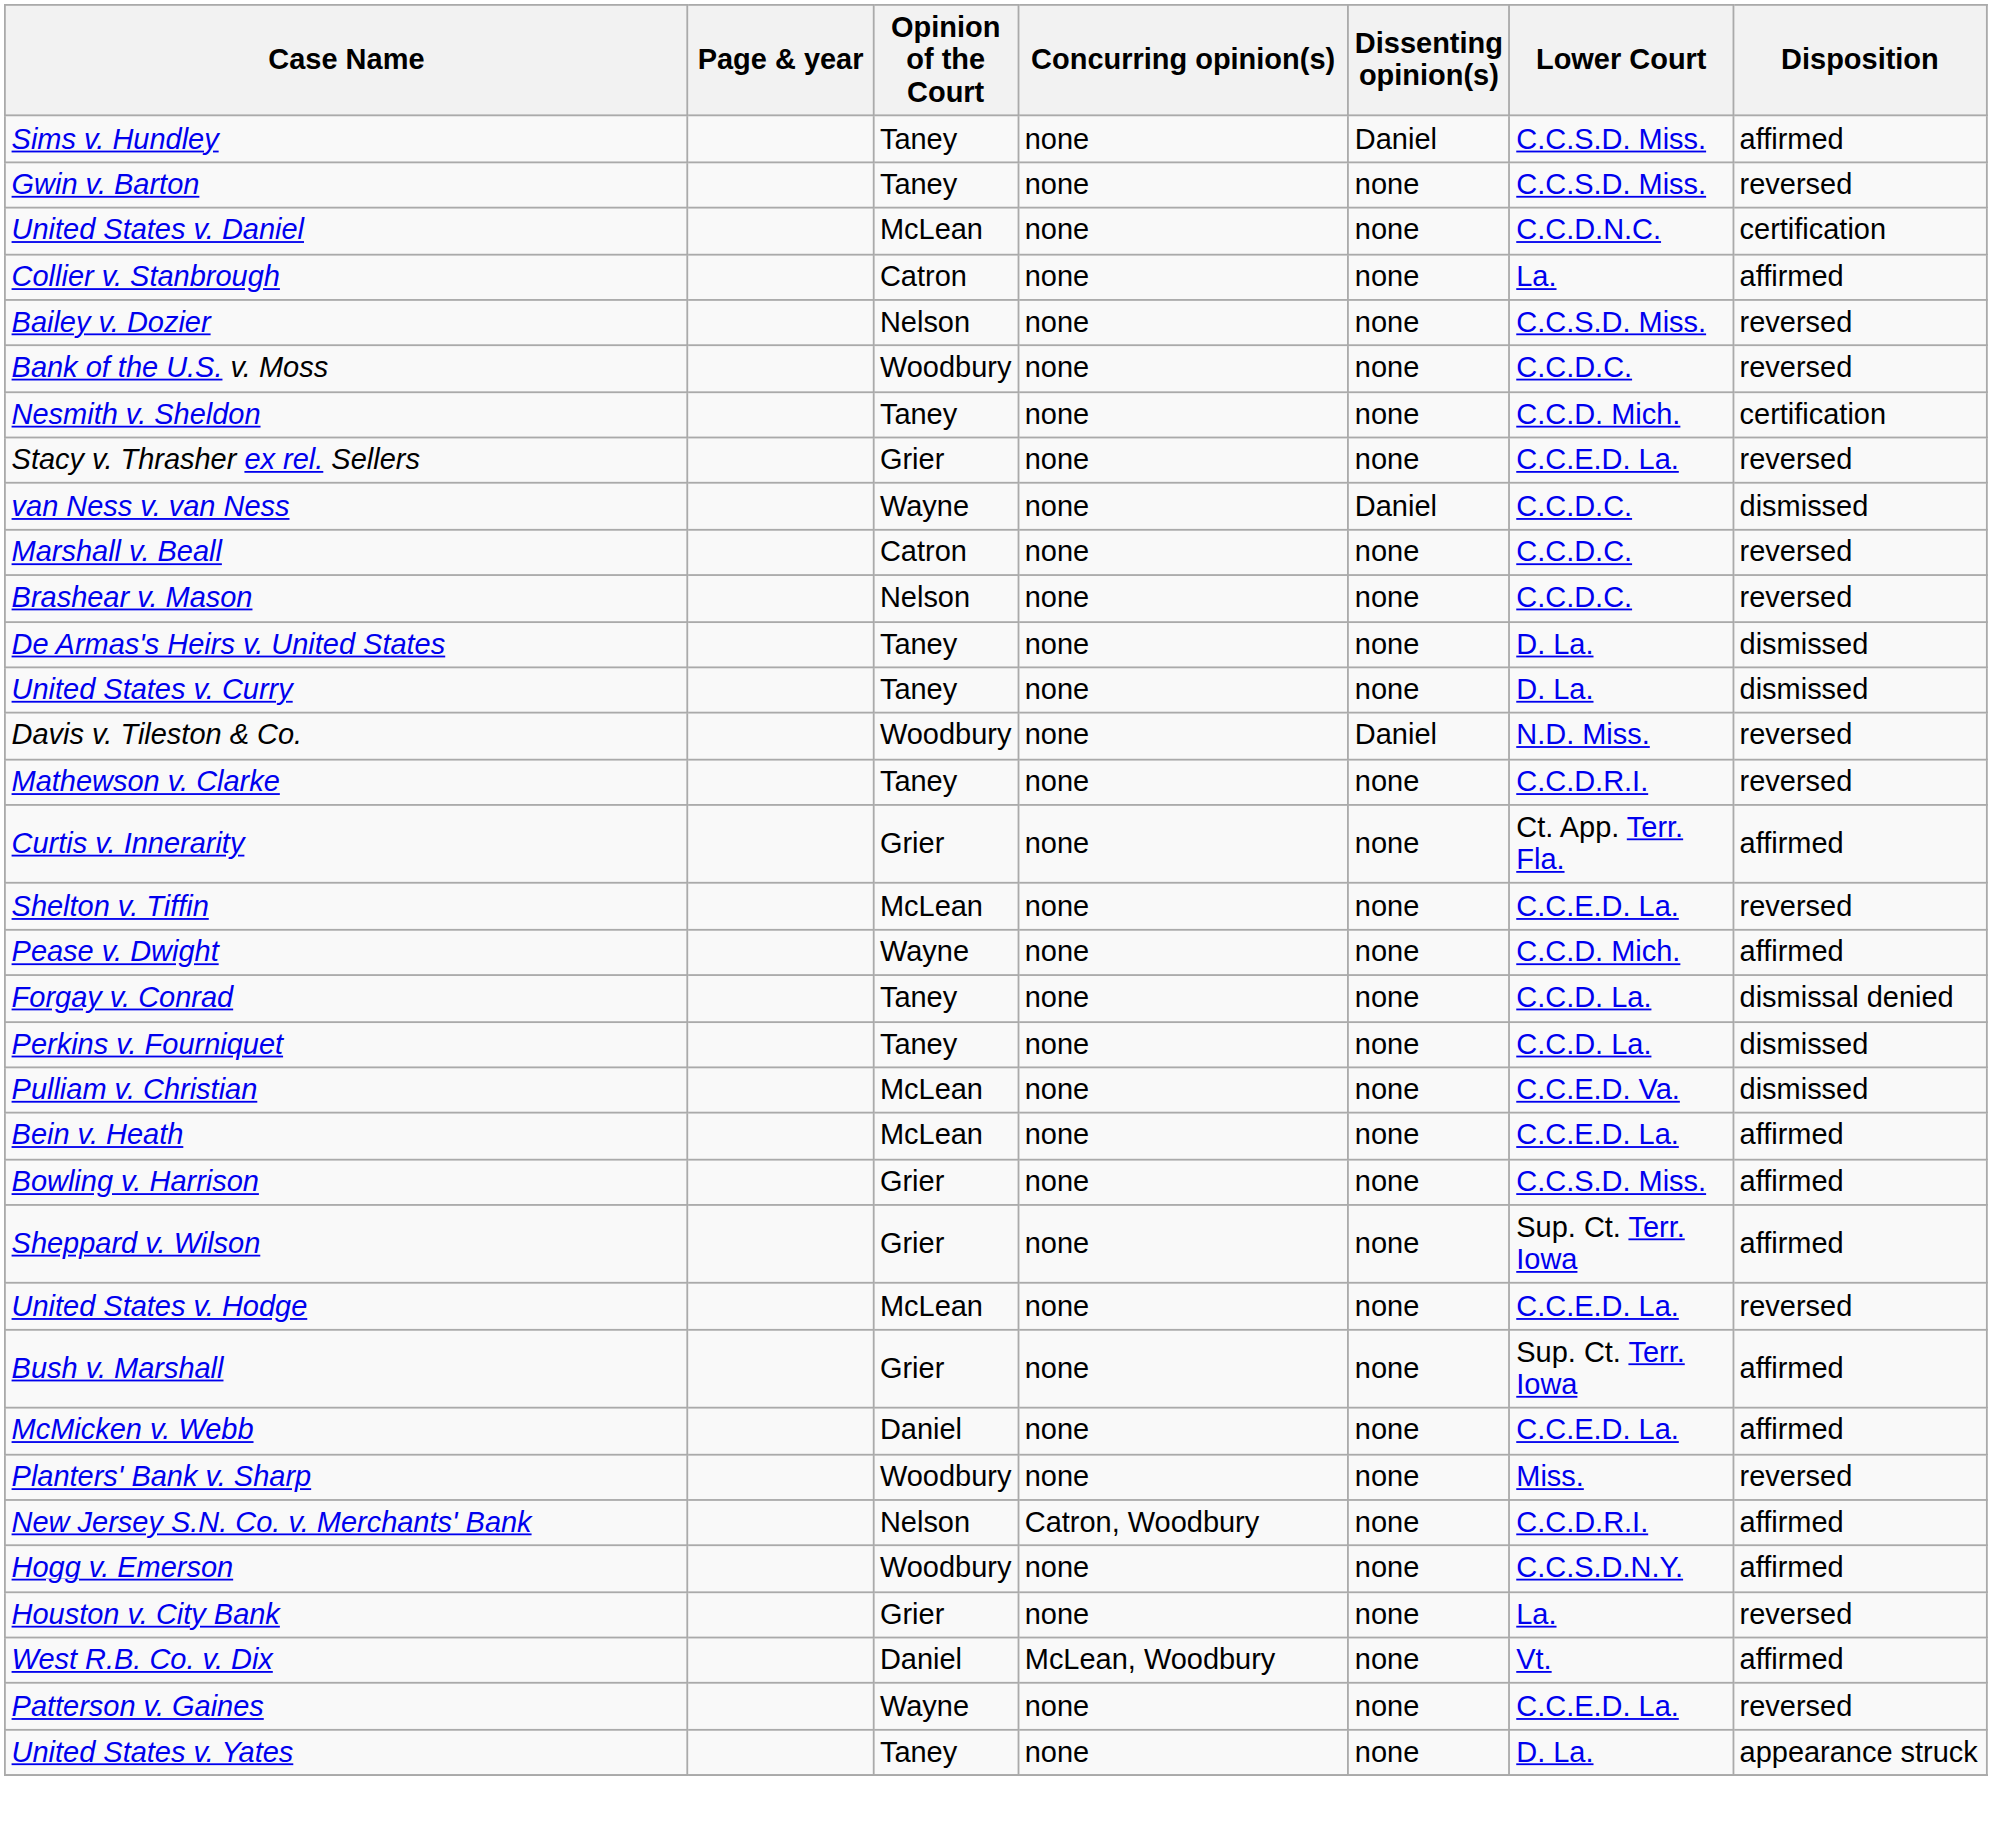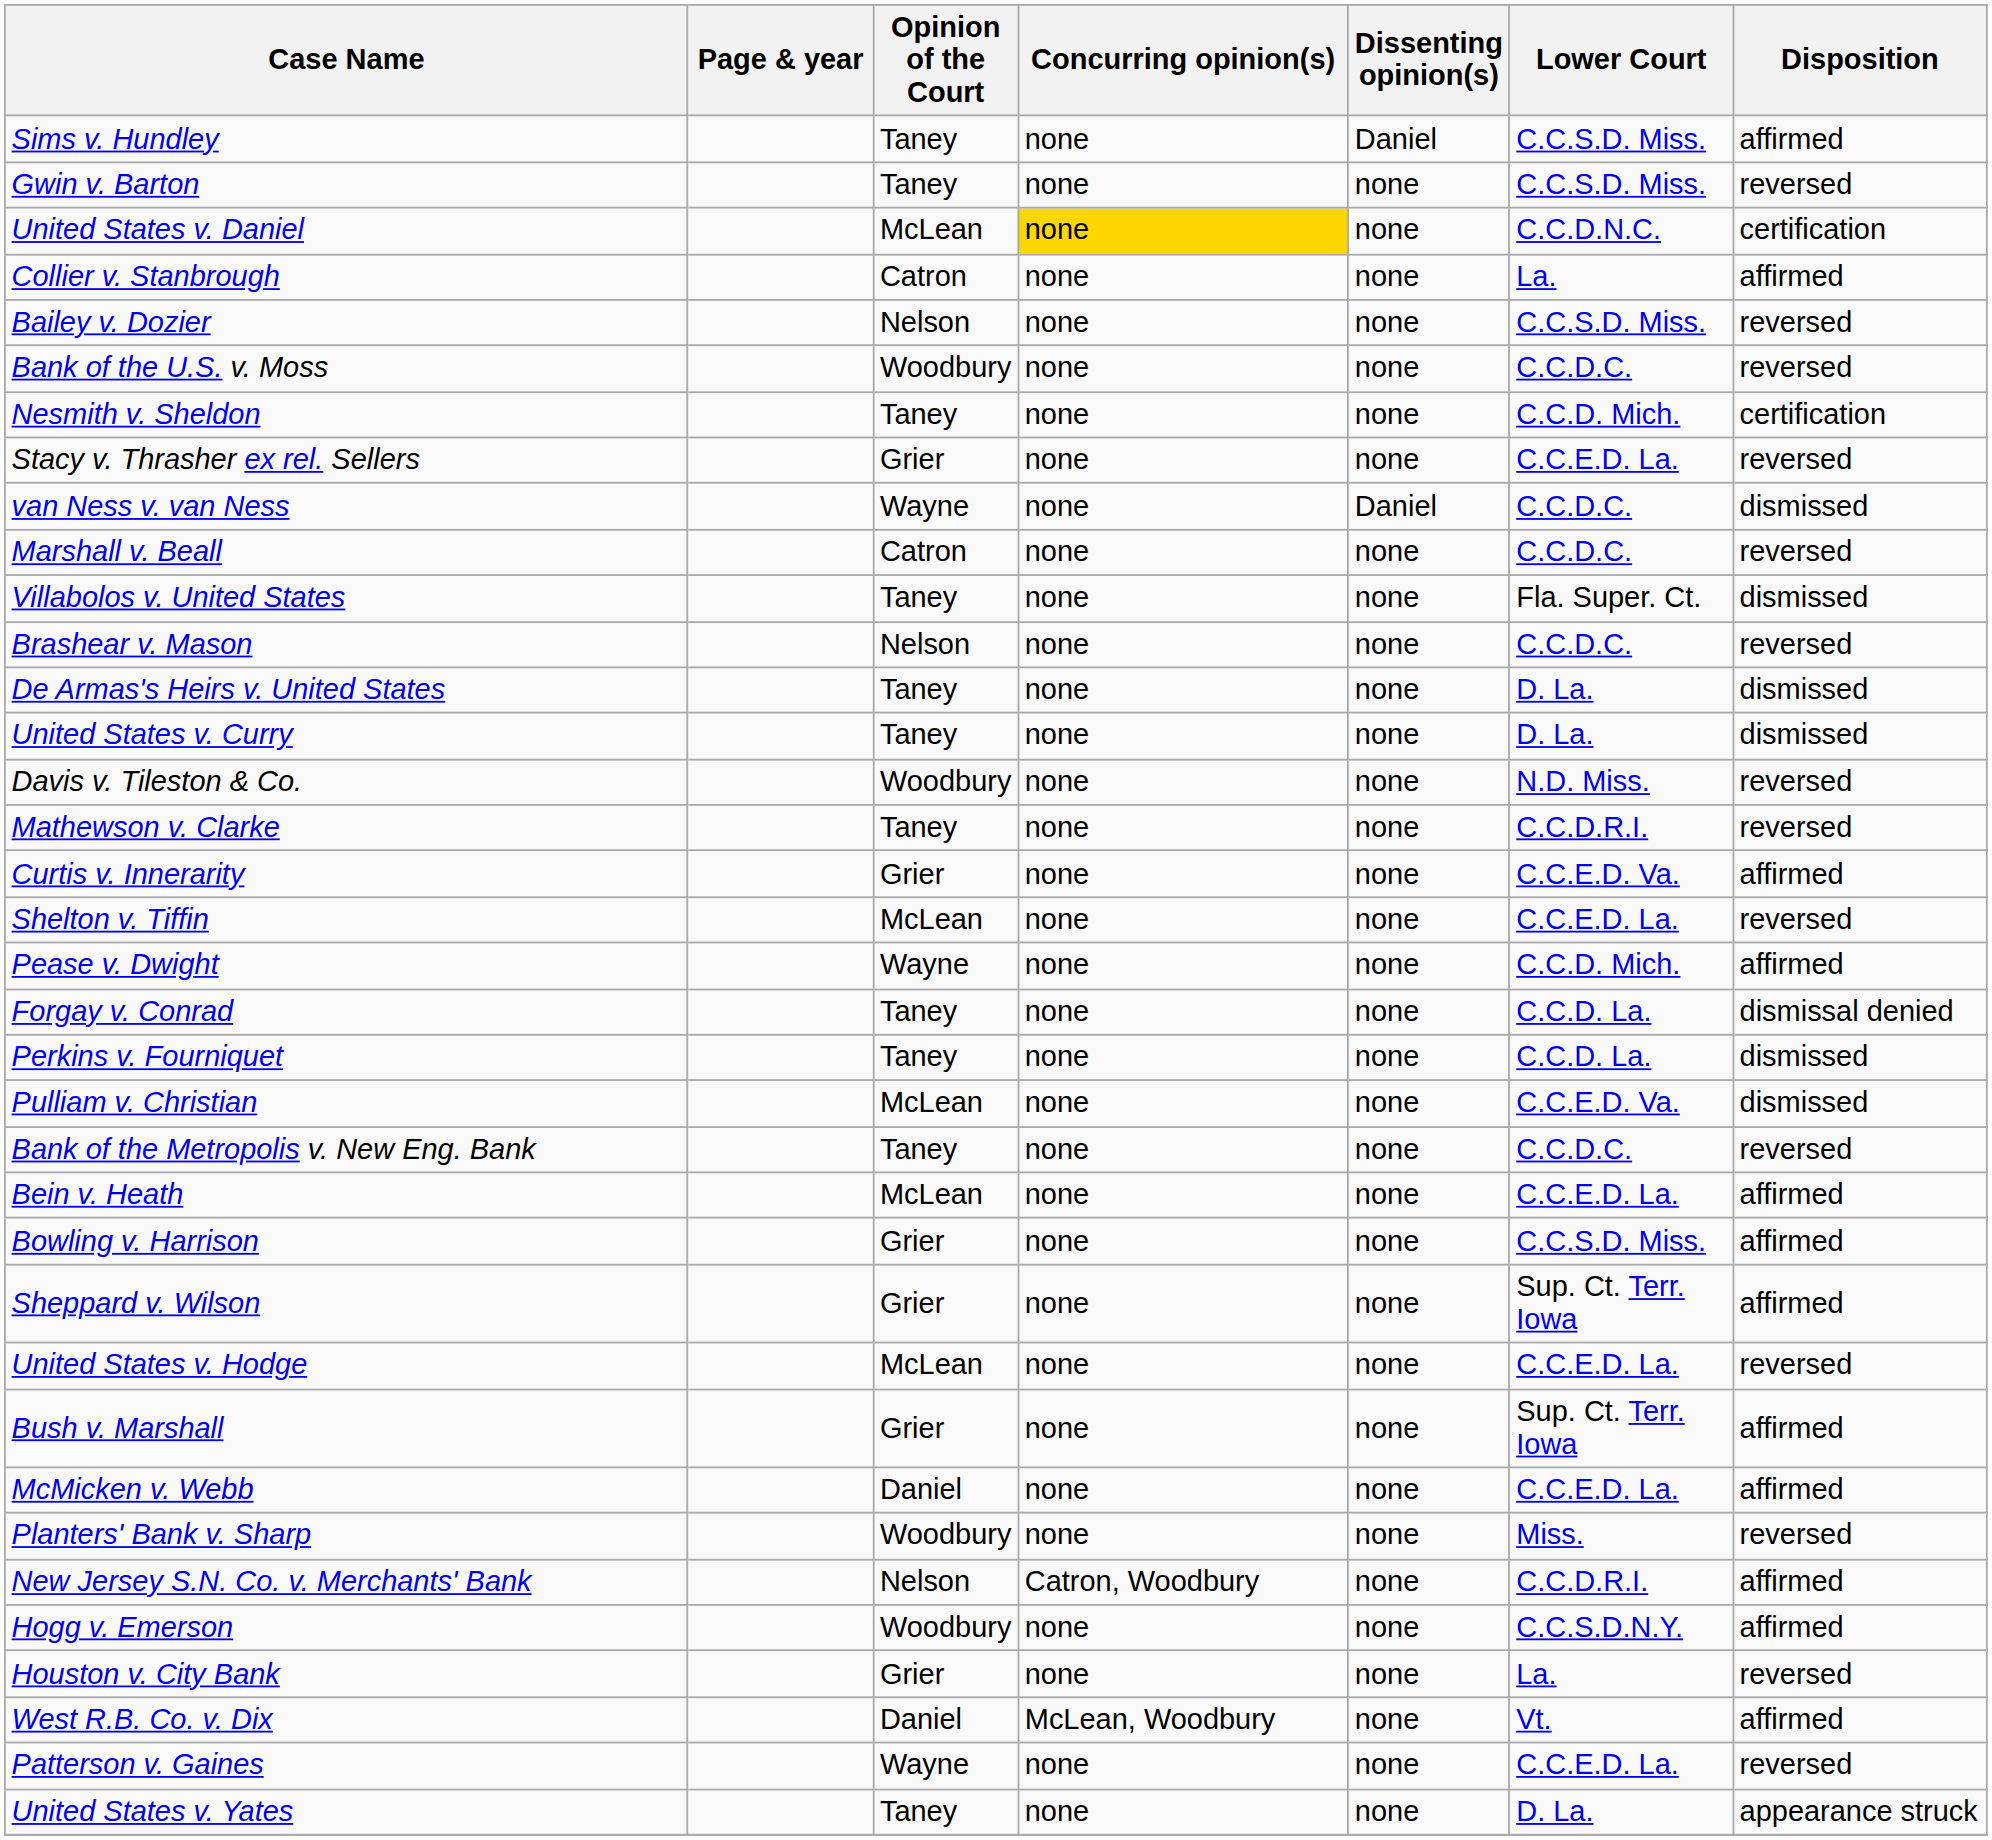(1057, 230) no background -> (1057, 230) gold background
+ row: (178, 597)
(1396, 735) Daniel -> (1387, 781) none
(1600, 843) Ct. App. Terr. Fla. -> (1598, 873) C.C.E.D. Va.
+ row: (274, 1148)
